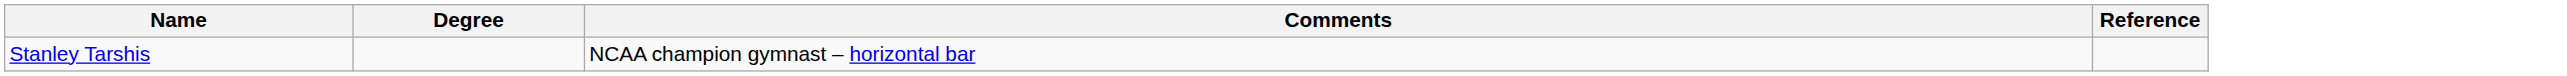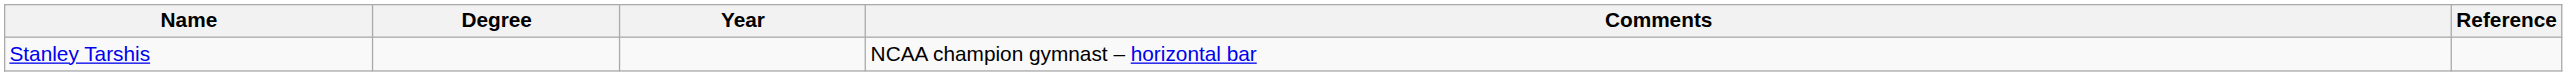+ column: (743, 20)
